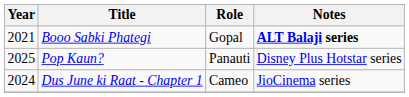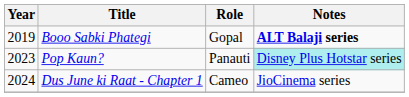(21, 37) 2021 -> (21, 37) 2019
(21, 59) 2025 -> (21, 59) 2023
(329, 59) no background -> (329, 59) paleturquoise background
